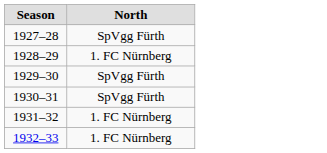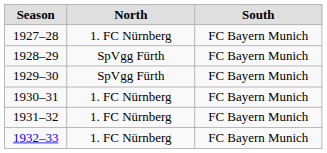+ column: (258, 14)
(131, 35) SpVgg Fürth -> (131, 35) 1. FC Nürnberg
(131, 55) 1. FC Nürnberg -> (131, 55) SpVgg Fürth
(131, 96) SpVgg Fürth -> (131, 96) 1. FC Nürnberg
